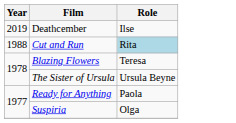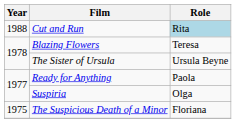- row: (59, 28)
+ row: (100, 110)
